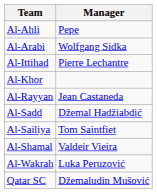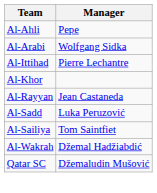(100, 113) Džemal Hadžiabdić -> (92, 113) Luka Peruzović
- row: (30, 146)
(92, 163) Luka Peruzović -> (100, 146) Džemal Hadžiabdić
